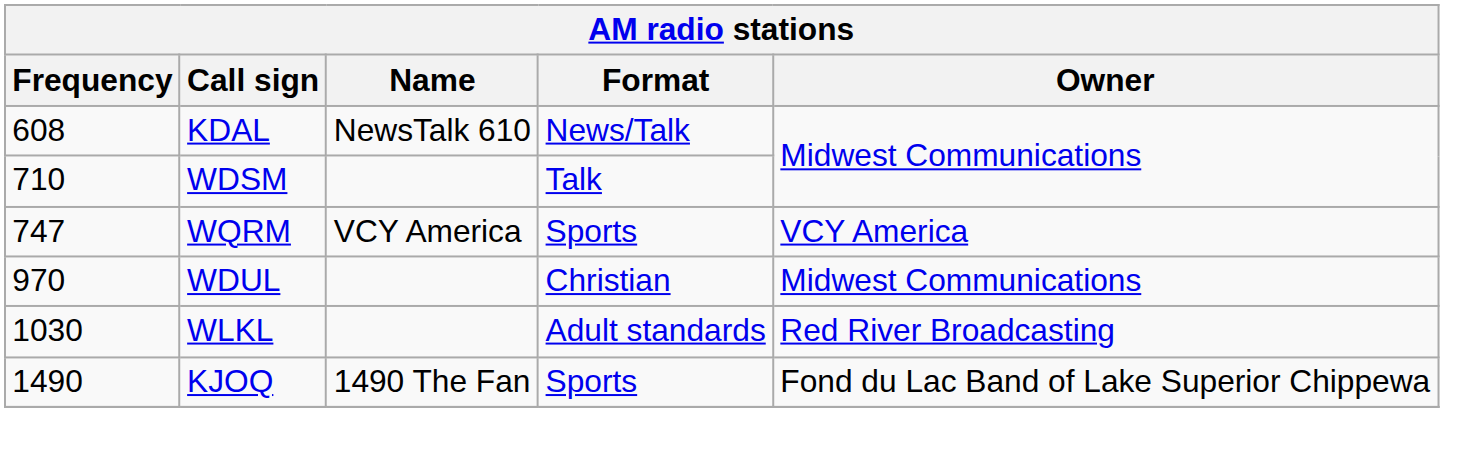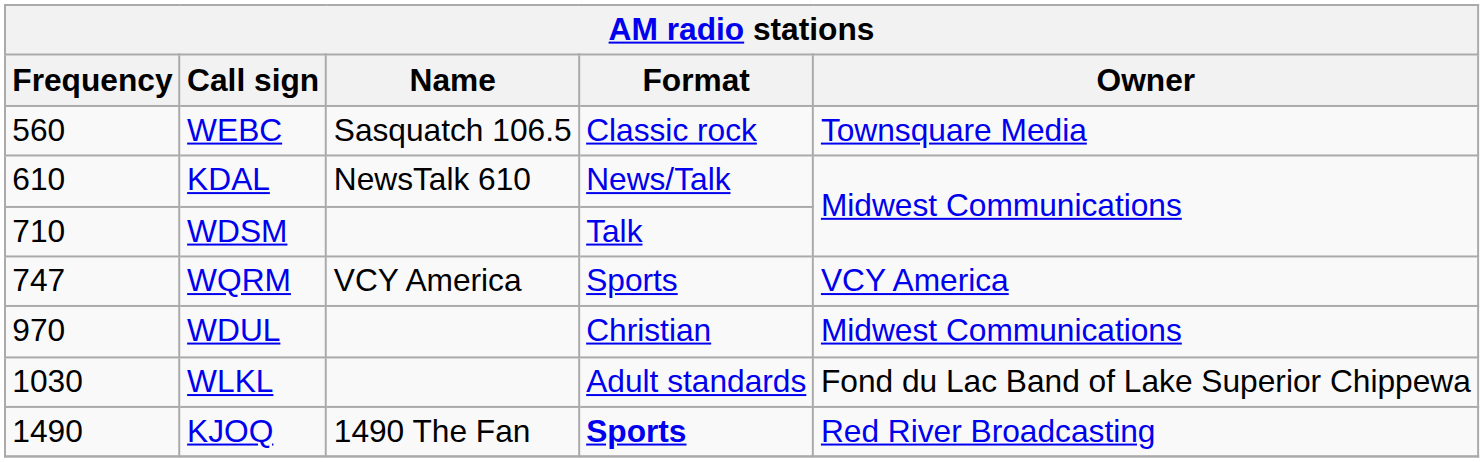+ row: (235, 130)
(39, 130) 608 -> (39, 180) 610
(948, 331) Red River Broadcasting -> (1146, 381) Fond du Lac Band of Lake Superior Chippewa
(591, 381) normal -> (636, 431) bold
(1105, 381) Fond du Lac Band of Lake Superior Chippewa -> (988, 431) Red River Broadcasting
